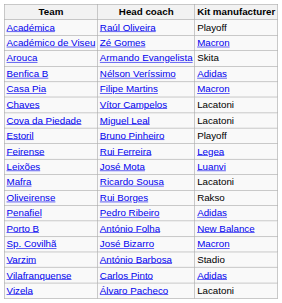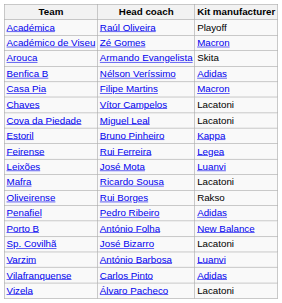(212, 136) Playoff -> (211, 136) Kappa
(213, 244) Macron -> (216, 244) Lacatoni
(211, 259) Stadio -> (212, 259) Luanvi
